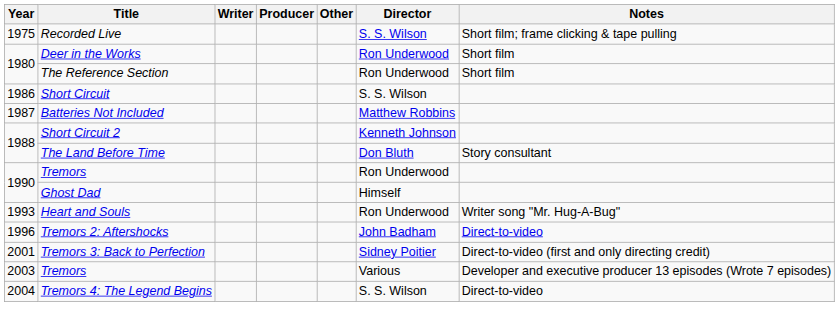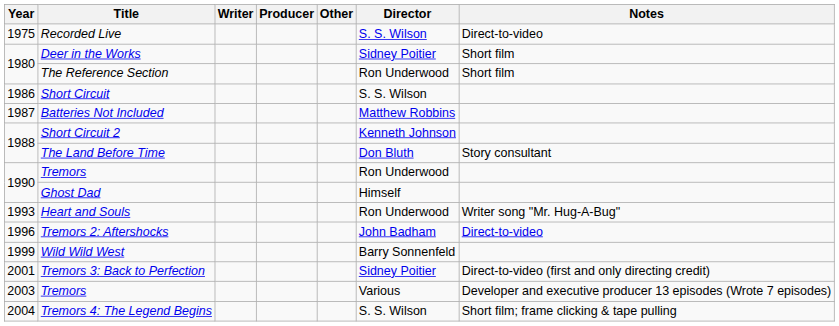(569, 34) Short film; frame clicking & tape pulling -> (502, 34) Direct-to-video
(404, 53) Ron Underwood -> (397, 53) Sidney Poitier
+ row: (21, 251)
(502, 291) Direct-to-video -> (569, 311) Short film; frame clicking & tape pulling
